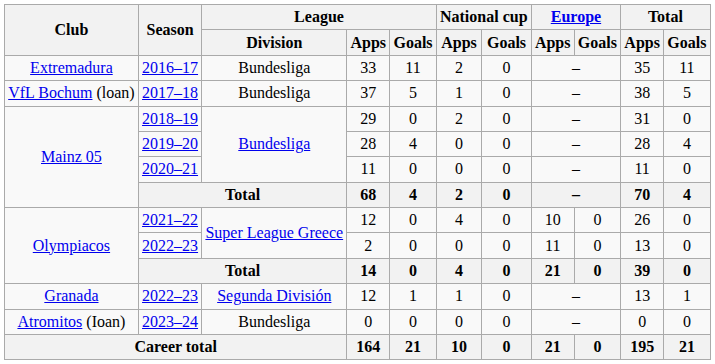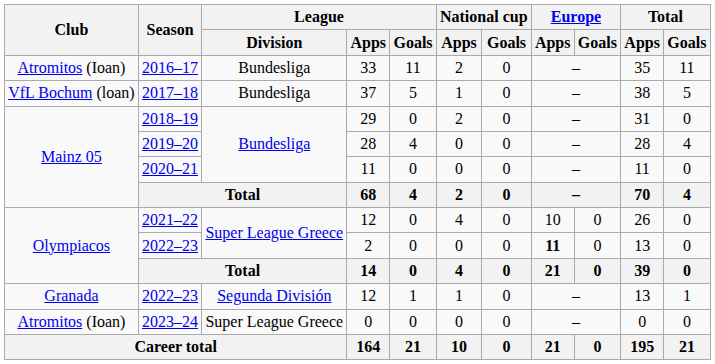(71, 67) Extremadura -> (71, 67) Atromitos (Ioan)
(553, 245) normal -> (553, 245) bold
(274, 321) Bundesliga -> (274, 321) Super League Greece
